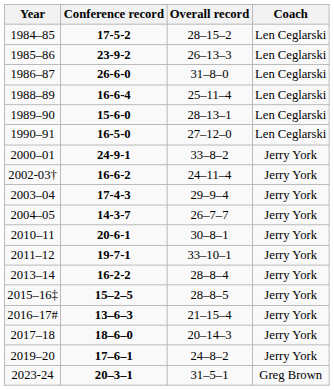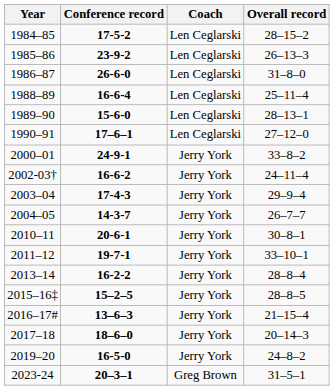columns swapped: (210, 14) <-> (291, 14)
(114, 134) 16-5-0 -> (114, 134) 17–6–1
(114, 355) 17–6–1 -> (114, 355) 16-5-0
